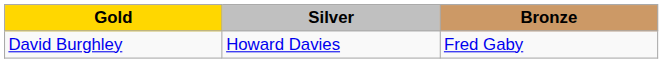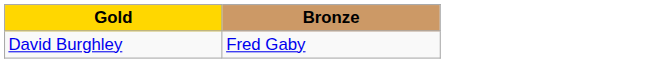- column: (331, 17)
